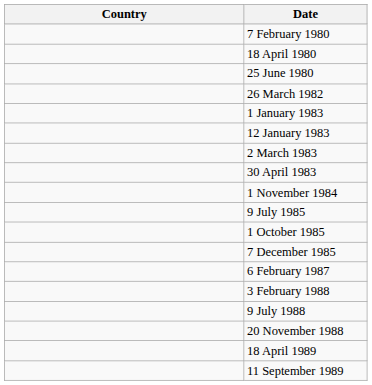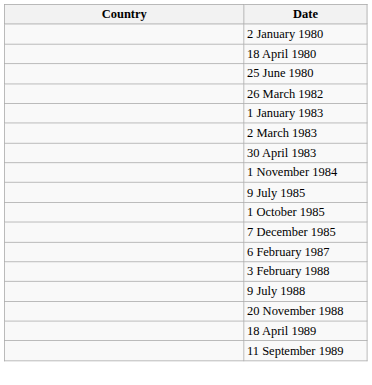+ row: (285, 34)
- row: (288, 34)
- row: (288, 133)
